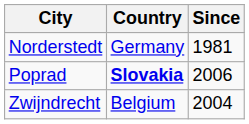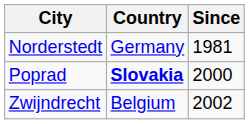(212, 75) 2006 -> (212, 75) 2000
(212, 103) 2004 -> (212, 103) 2002
